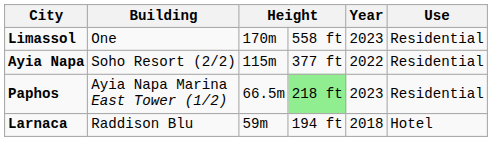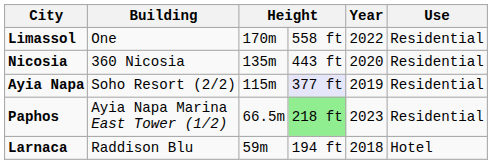(367, 39) 2023 -> (367, 39) 2022
+ row: (38, 62)
(317, 62) no background -> (317, 85) lavender background
(367, 62) 2022 -> (367, 85) 2019
